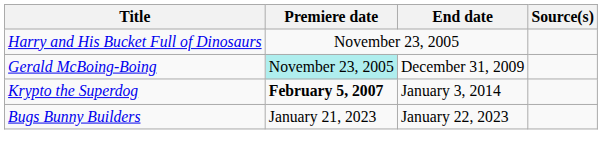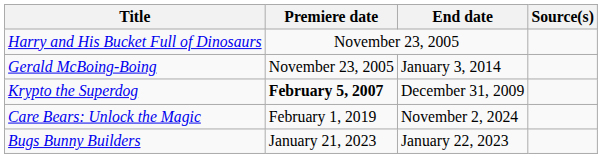(331, 66) paleturquoise background -> (331, 66) no background
(463, 66) December 31, 2009 -> (451, 66) January 3, 2014
(451, 91) January 3, 2014 -> (463, 91) December 31, 2009
+ row: (104, 116)
